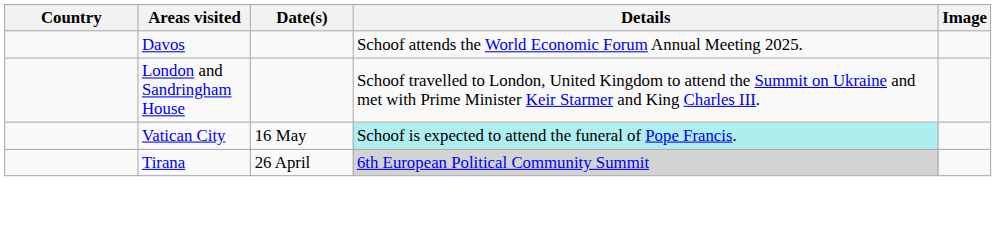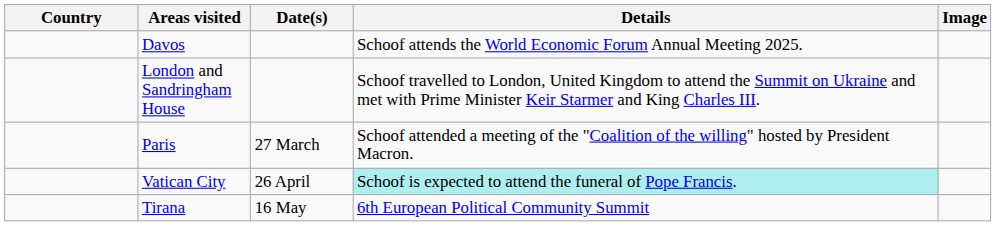+ row: (159, 145)
(281, 135) 16 May -> (282, 181) 26 April
(282, 162) 26 April -> (281, 207) 16 May
(503, 162) lightgrey background -> (503, 207) no background
